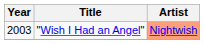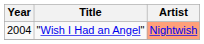(19, 30) 2003 -> (19, 30) 2004
